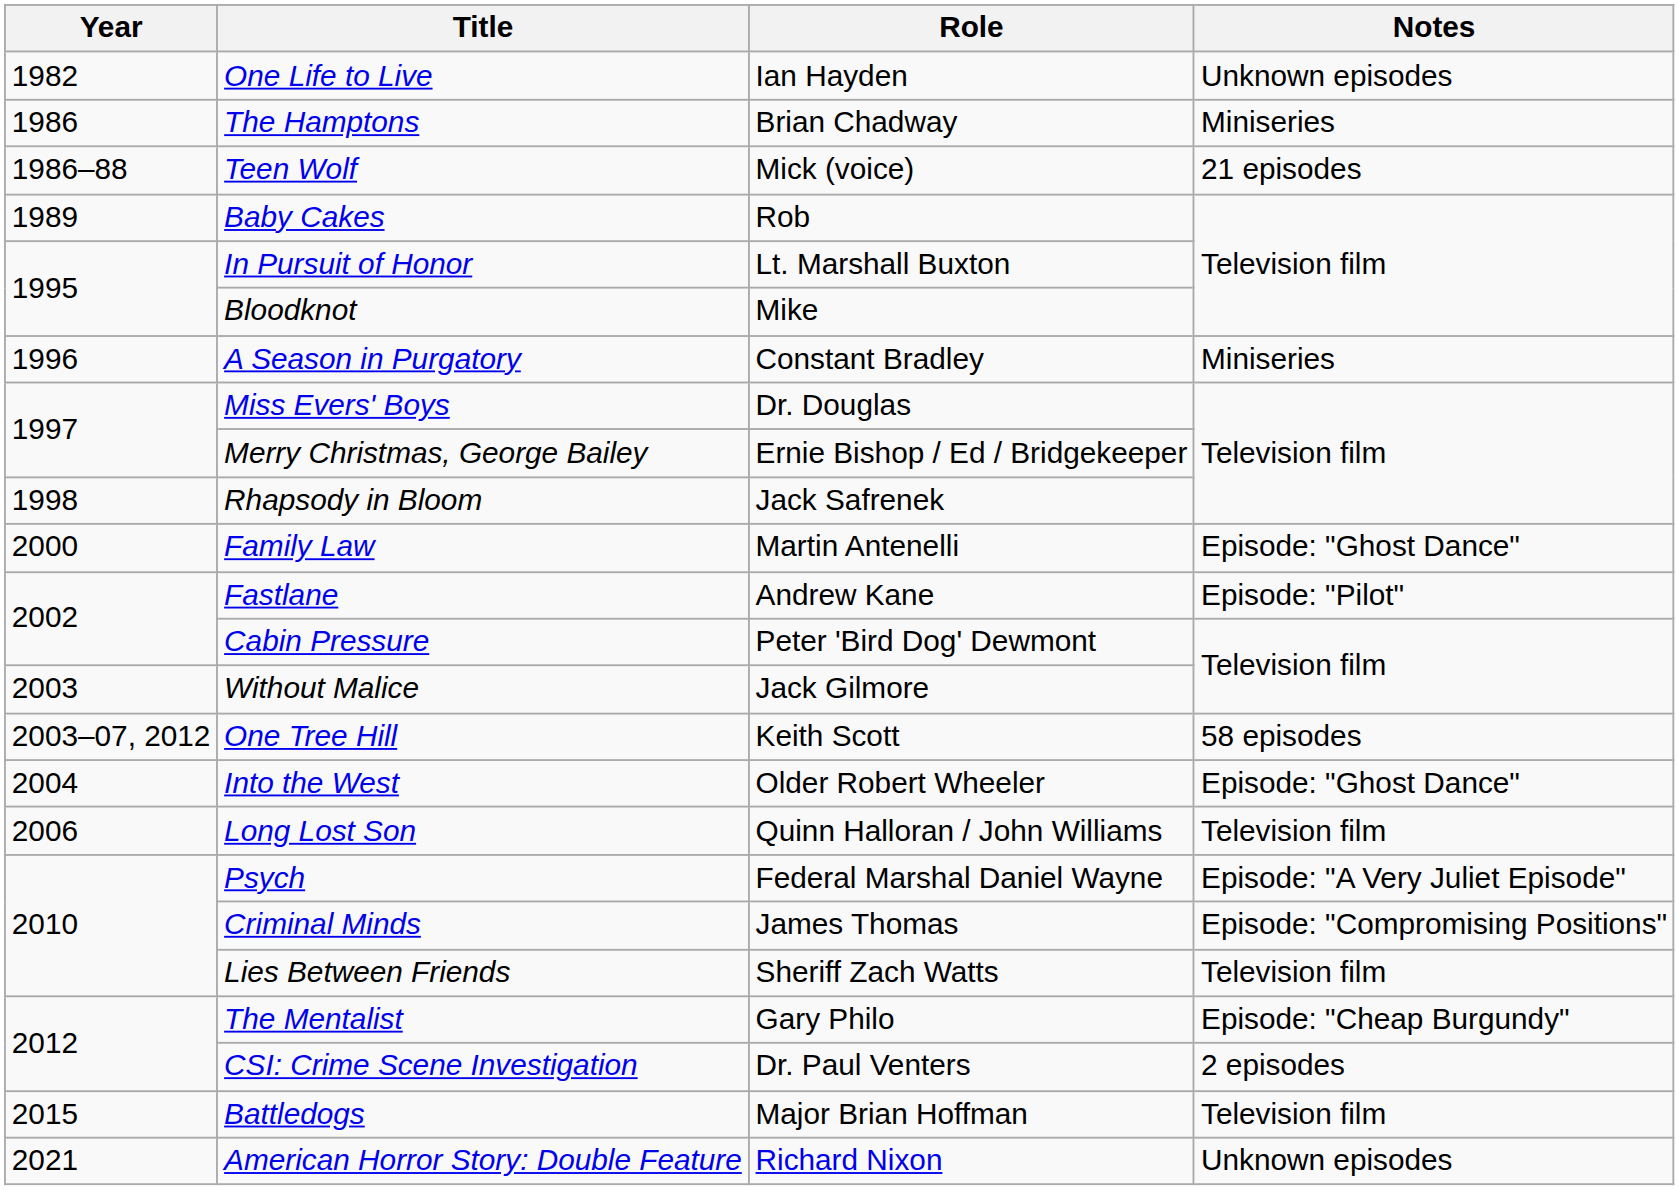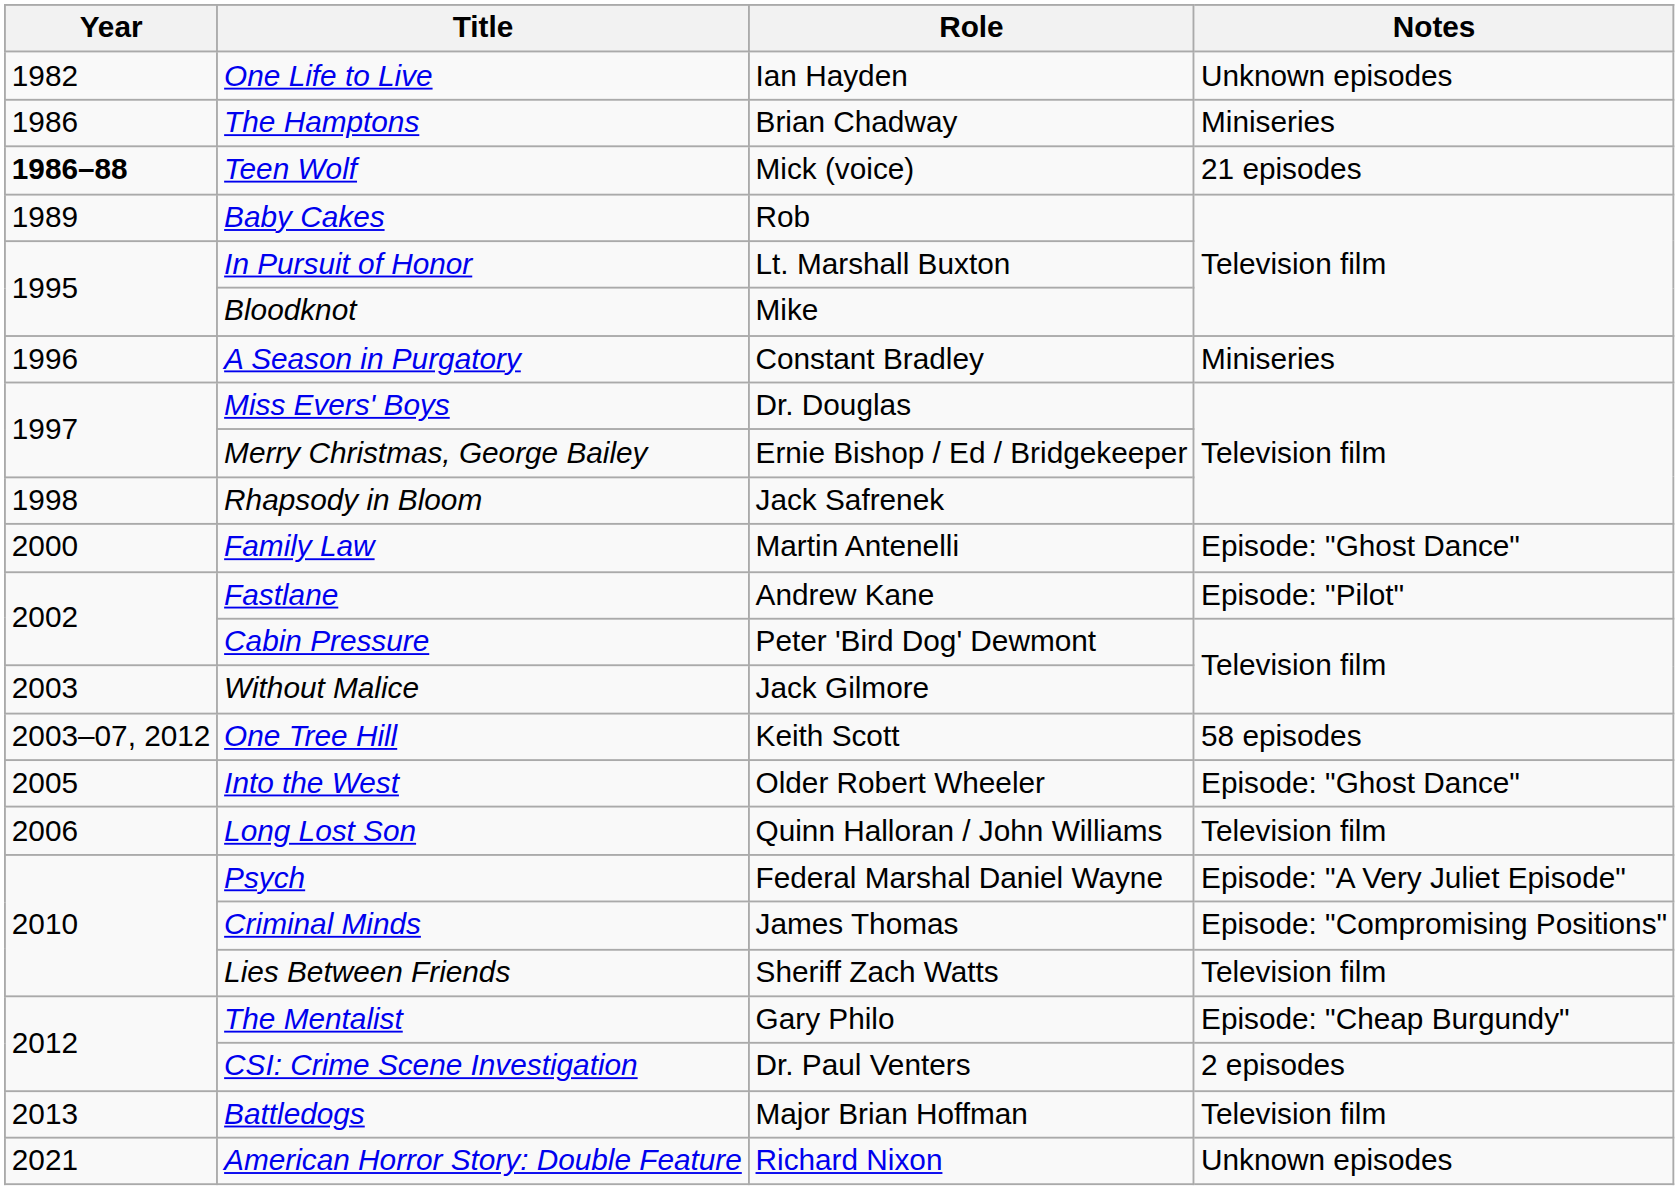(70, 169) normal -> (70, 169) bold
(45, 783) 2004 -> (45, 783) 2005
(45, 1113) 2015 -> (45, 1113) 2013
